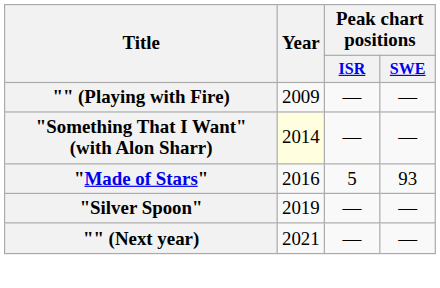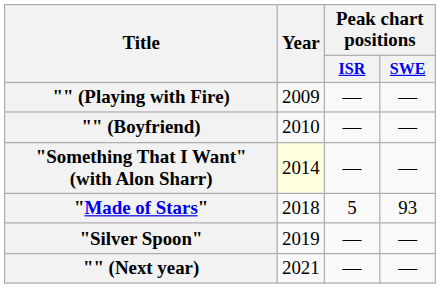+ row: (141, 127)
(301, 178) 2016 -> (301, 208) 2018
